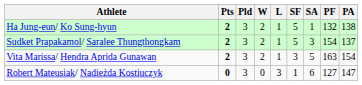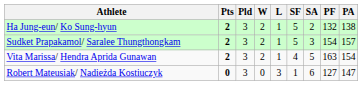(312, 27) 1 -> (312, 27) 2
(348, 42) 137 -> (348, 42) 157
(295, 57) 3 -> (295, 57) 4
